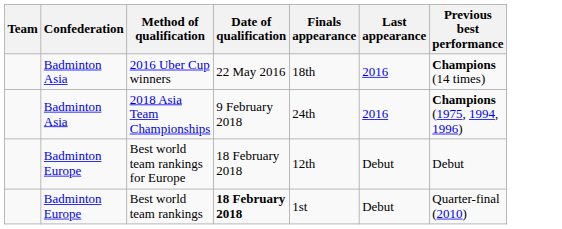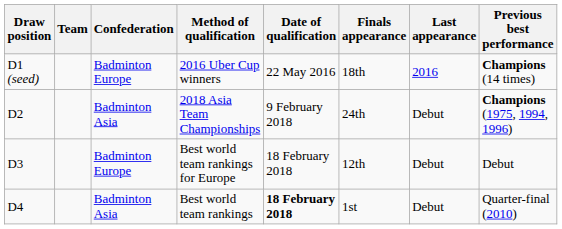+ column: (29, 29)
(73, 71) Badminton Asia -> (123, 71) Badminton Europe
(375, 114) 2016 -> (428, 114) Debut
(73, 206) Badminton Europe -> (123, 206) Badminton Asia
